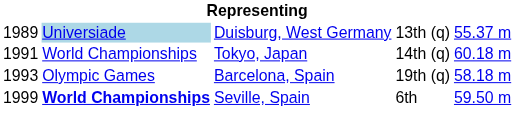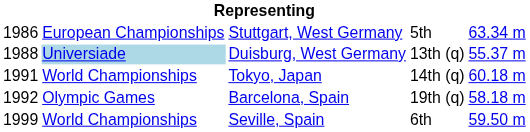+ row: (315, 32)
(21, 32) 1989 -> (21, 54) 1988
(21, 76) 1993 -> (21, 98) 1992
(126, 98) bold -> (119, 119) normal
